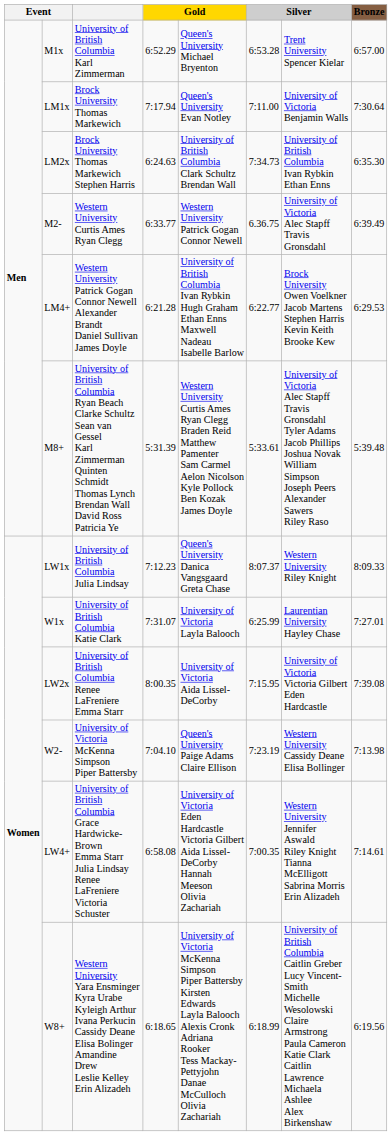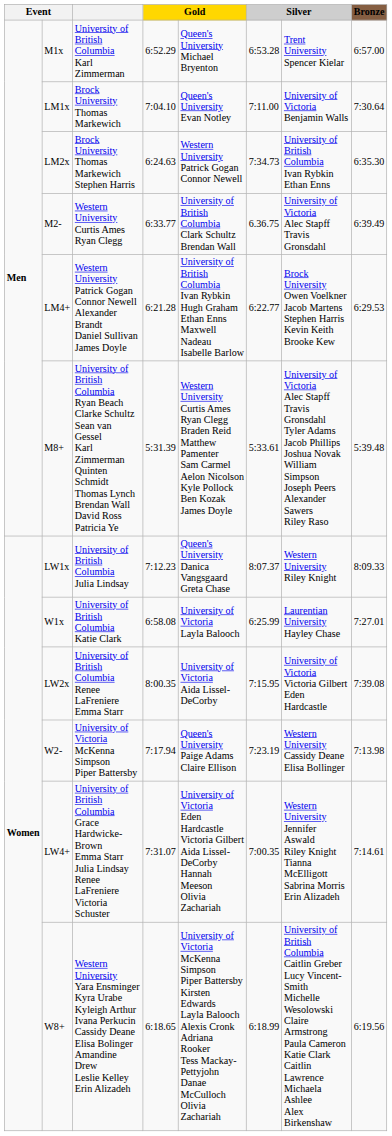(161, 106) 7:17.94 -> (161, 106) 7:04.10
(208, 162) University of British Columbia Clark Schultz Brendan Wall -> (211, 162) Western University Patrick Gogan Connor Newell
(211, 223) Western University Patrick Gogan Connor Newell -> (208, 223) University of British Columbia Clark Schultz Brendan Wall
(161, 622) 7:31.07 -> (161, 622) 6:58.08
(161, 750) 7:04.10 -> (161, 750) 7:17.94
(161, 851) 6:58.08 -> (161, 851) 7:31.07
